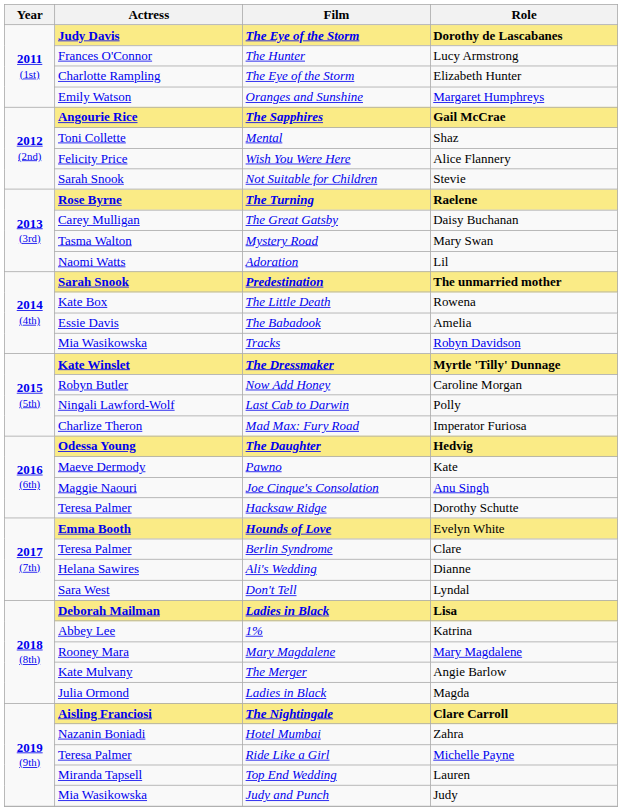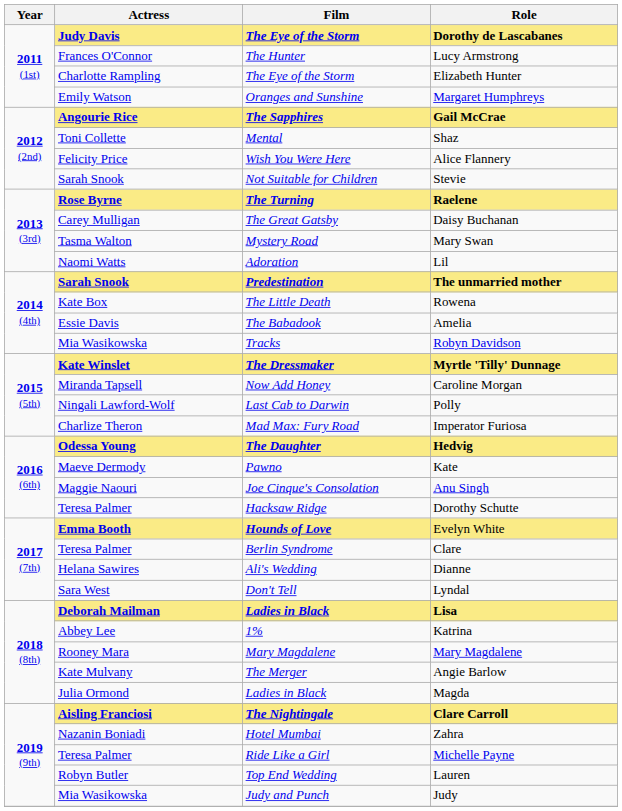(93, 384) Robyn Butler -> (100, 384) Miranda Tapsell
(100, 775) Miranda Tapsell -> (93, 775) Robyn Butler
